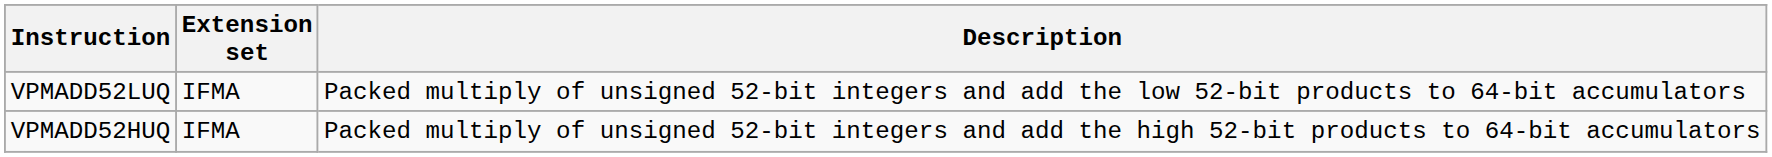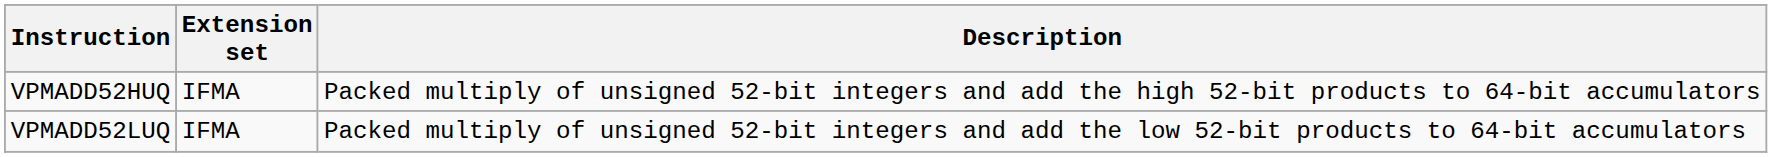rows swapped: (91, 92) <-> (91, 131)
